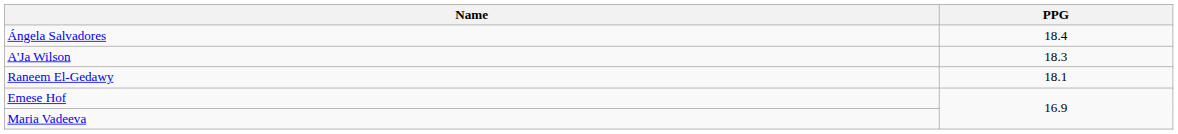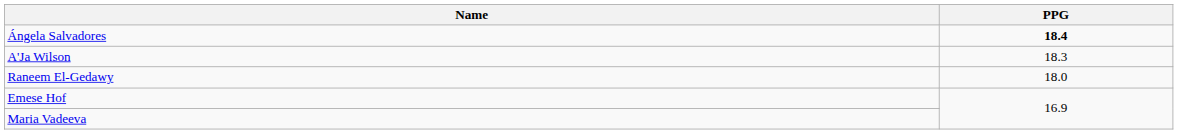(1056, 35) normal -> (1056, 35) bold
(1056, 77) 18.1 -> (1056, 77) 18.0
